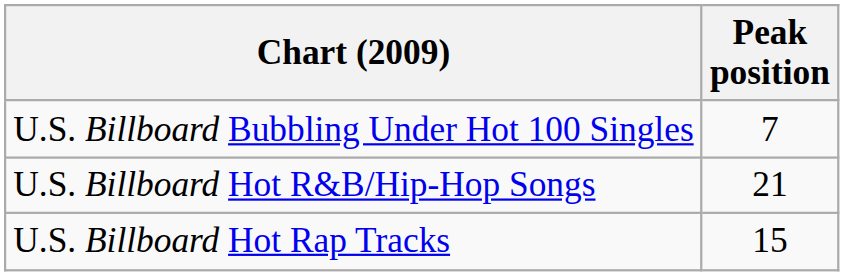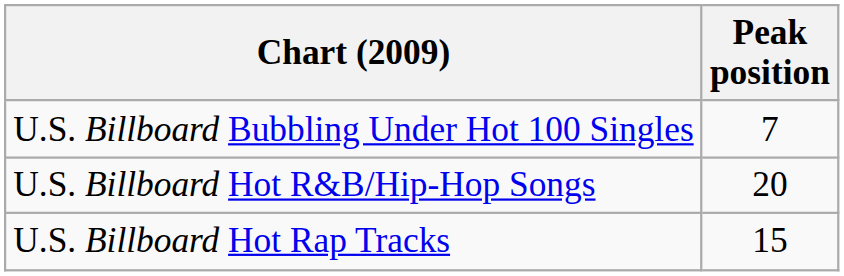(770, 184) 21 -> (770, 184) 20
